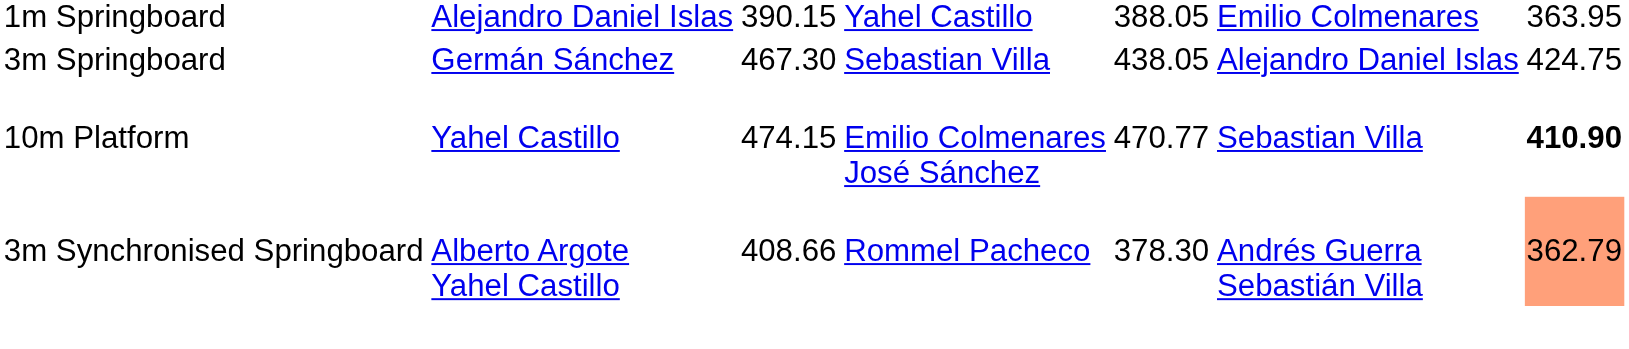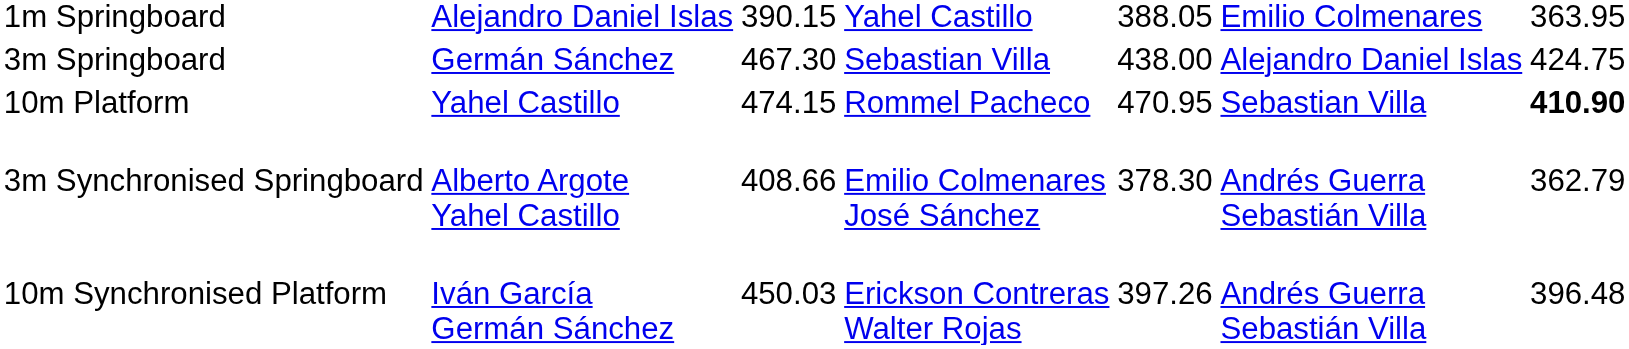(1161, 59) 438.05 -> (1165, 59) 438.00
(975, 155) Emilio Colmenares José Sánchez -> (967, 102) Rommel Pacheco
(1161, 137) 470.77 -> (1165, 102) 470.95
(967, 250) Rommel Pacheco -> (975, 198) Emilio Colmenares José Sánchez
(1574, 250) lightsalmon background -> (1578, 180) no background
+ row: (195, 293)
